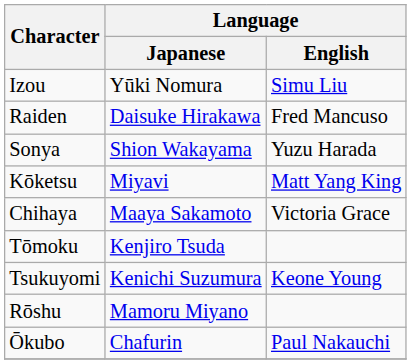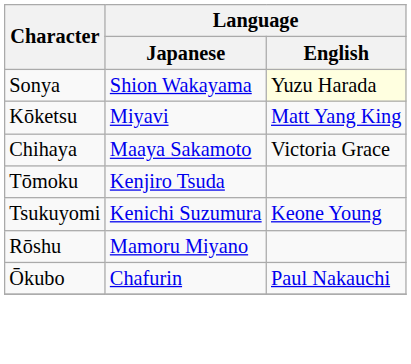- row: (27, 85)
- row: (38, 117)
(324, 149) no background -> (324, 85) lightyellow background
